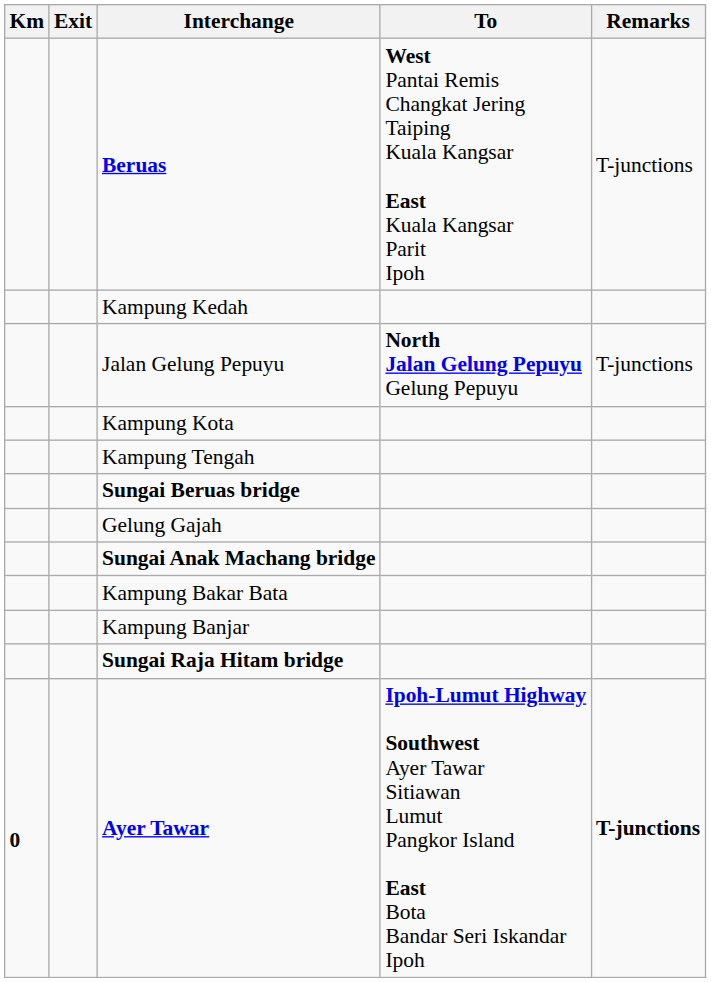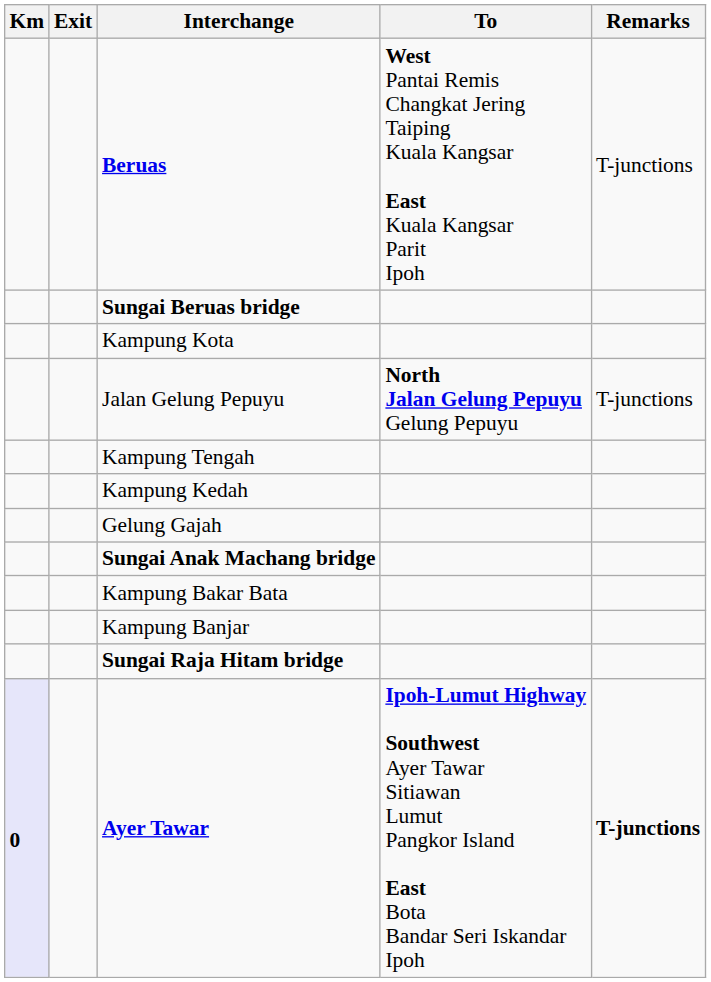rows swapped: (201, 490) <-> (175, 306)
rows swapped: (193, 364) <-> (168, 422)
(15, 839) no background -> (15, 839) lavender background
